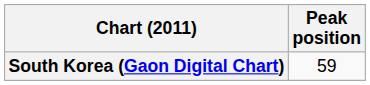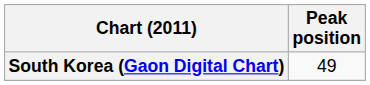(327, 66) 59 -> (327, 66) 49
